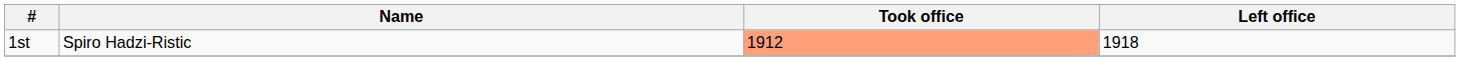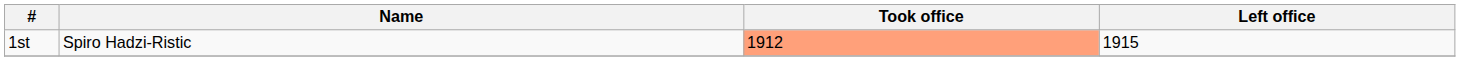(1121, 42) 1918 -> (1121, 42) 1915
